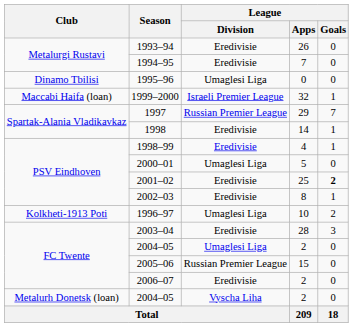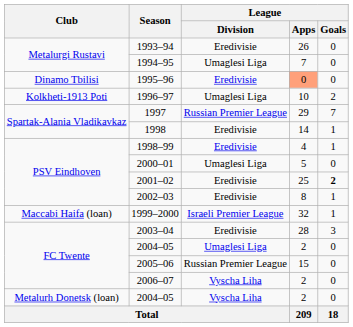(235, 63) Eredivisie -> (235, 63) Umaglesi Liga
(235, 79) Umaglesi Liga -> (235, 79) Eredivisie
(304, 79) no background -> (304, 79) lightsalmon background
rows swapped: (67, 213) <-> (67, 96)
(235, 280) Eredivisie -> (235, 280) Vyscha Liha
